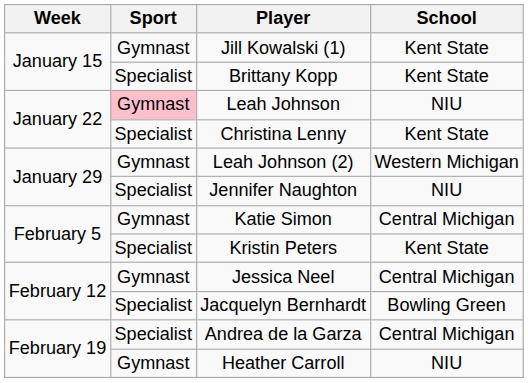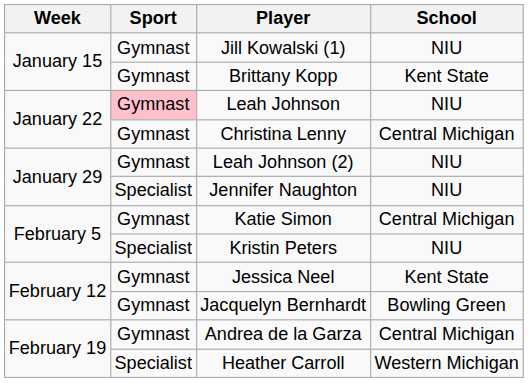(447, 47) Kent State -> (447, 47) NIU
(153, 76) Specialist -> (153, 76) Gymnast
(153, 133) Specialist -> (153, 133) Gymnast
(447, 133) Kent State -> (447, 133) Central Michigan
(447, 162) Western Michigan -> (447, 162) NIU
(447, 248) Kent State -> (447, 248) NIU
(447, 276) Central Michigan -> (447, 276) Kent State
(153, 305) Specialist -> (153, 305) Gymnast
(153, 334) Specialist -> (153, 334) Gymnast
(153, 362) Gymnast -> (153, 362) Specialist
(447, 362) NIU -> (447, 362) Western Michigan
